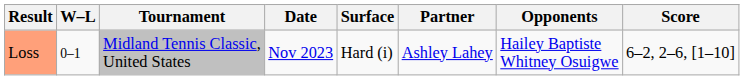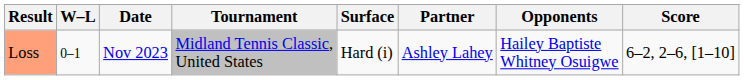columns swapped: (301, 17) <-> (182, 17)
